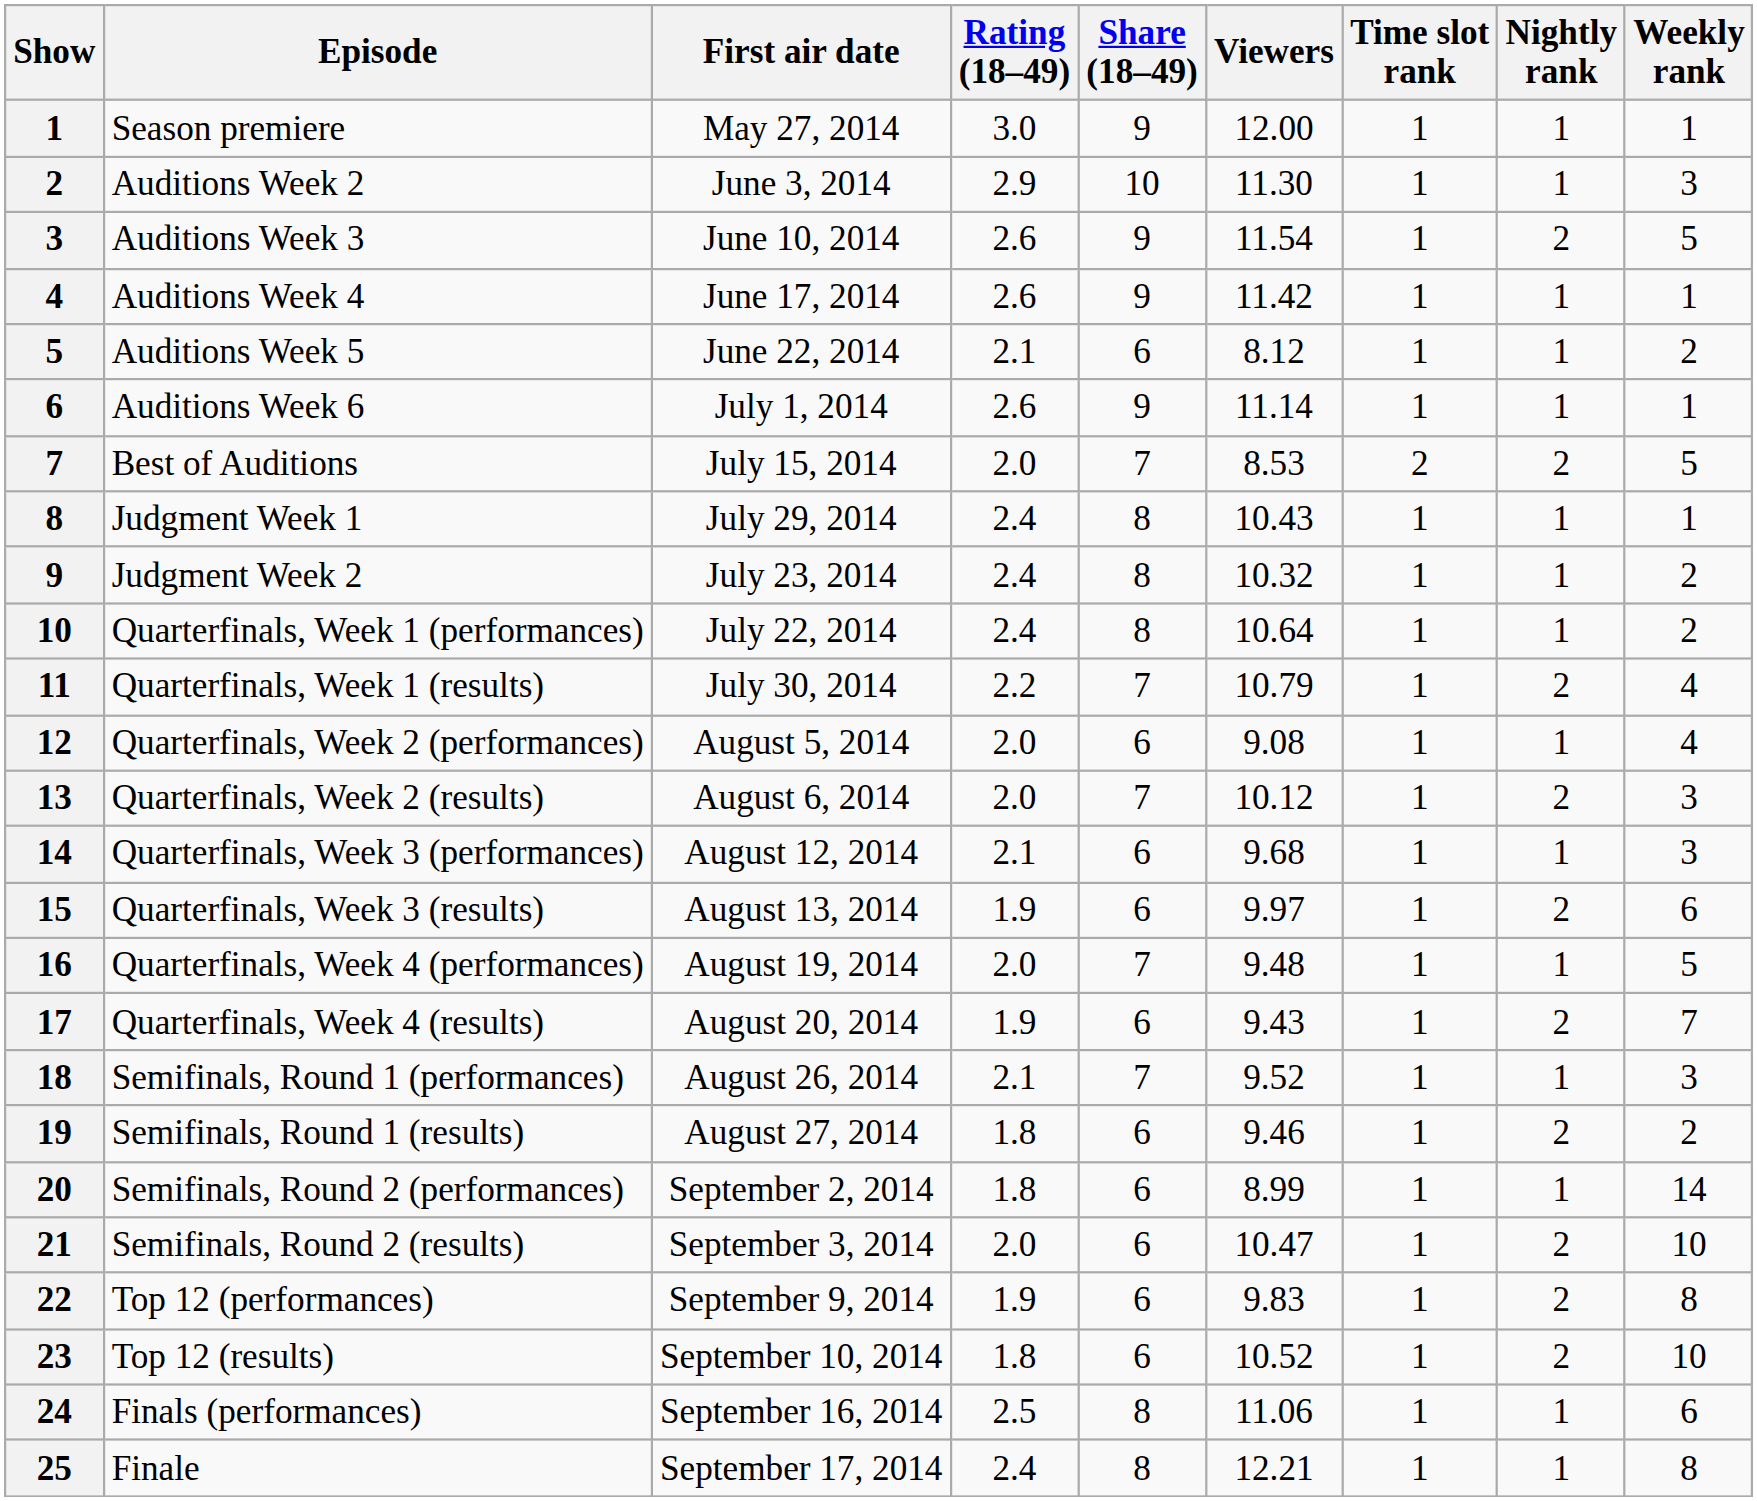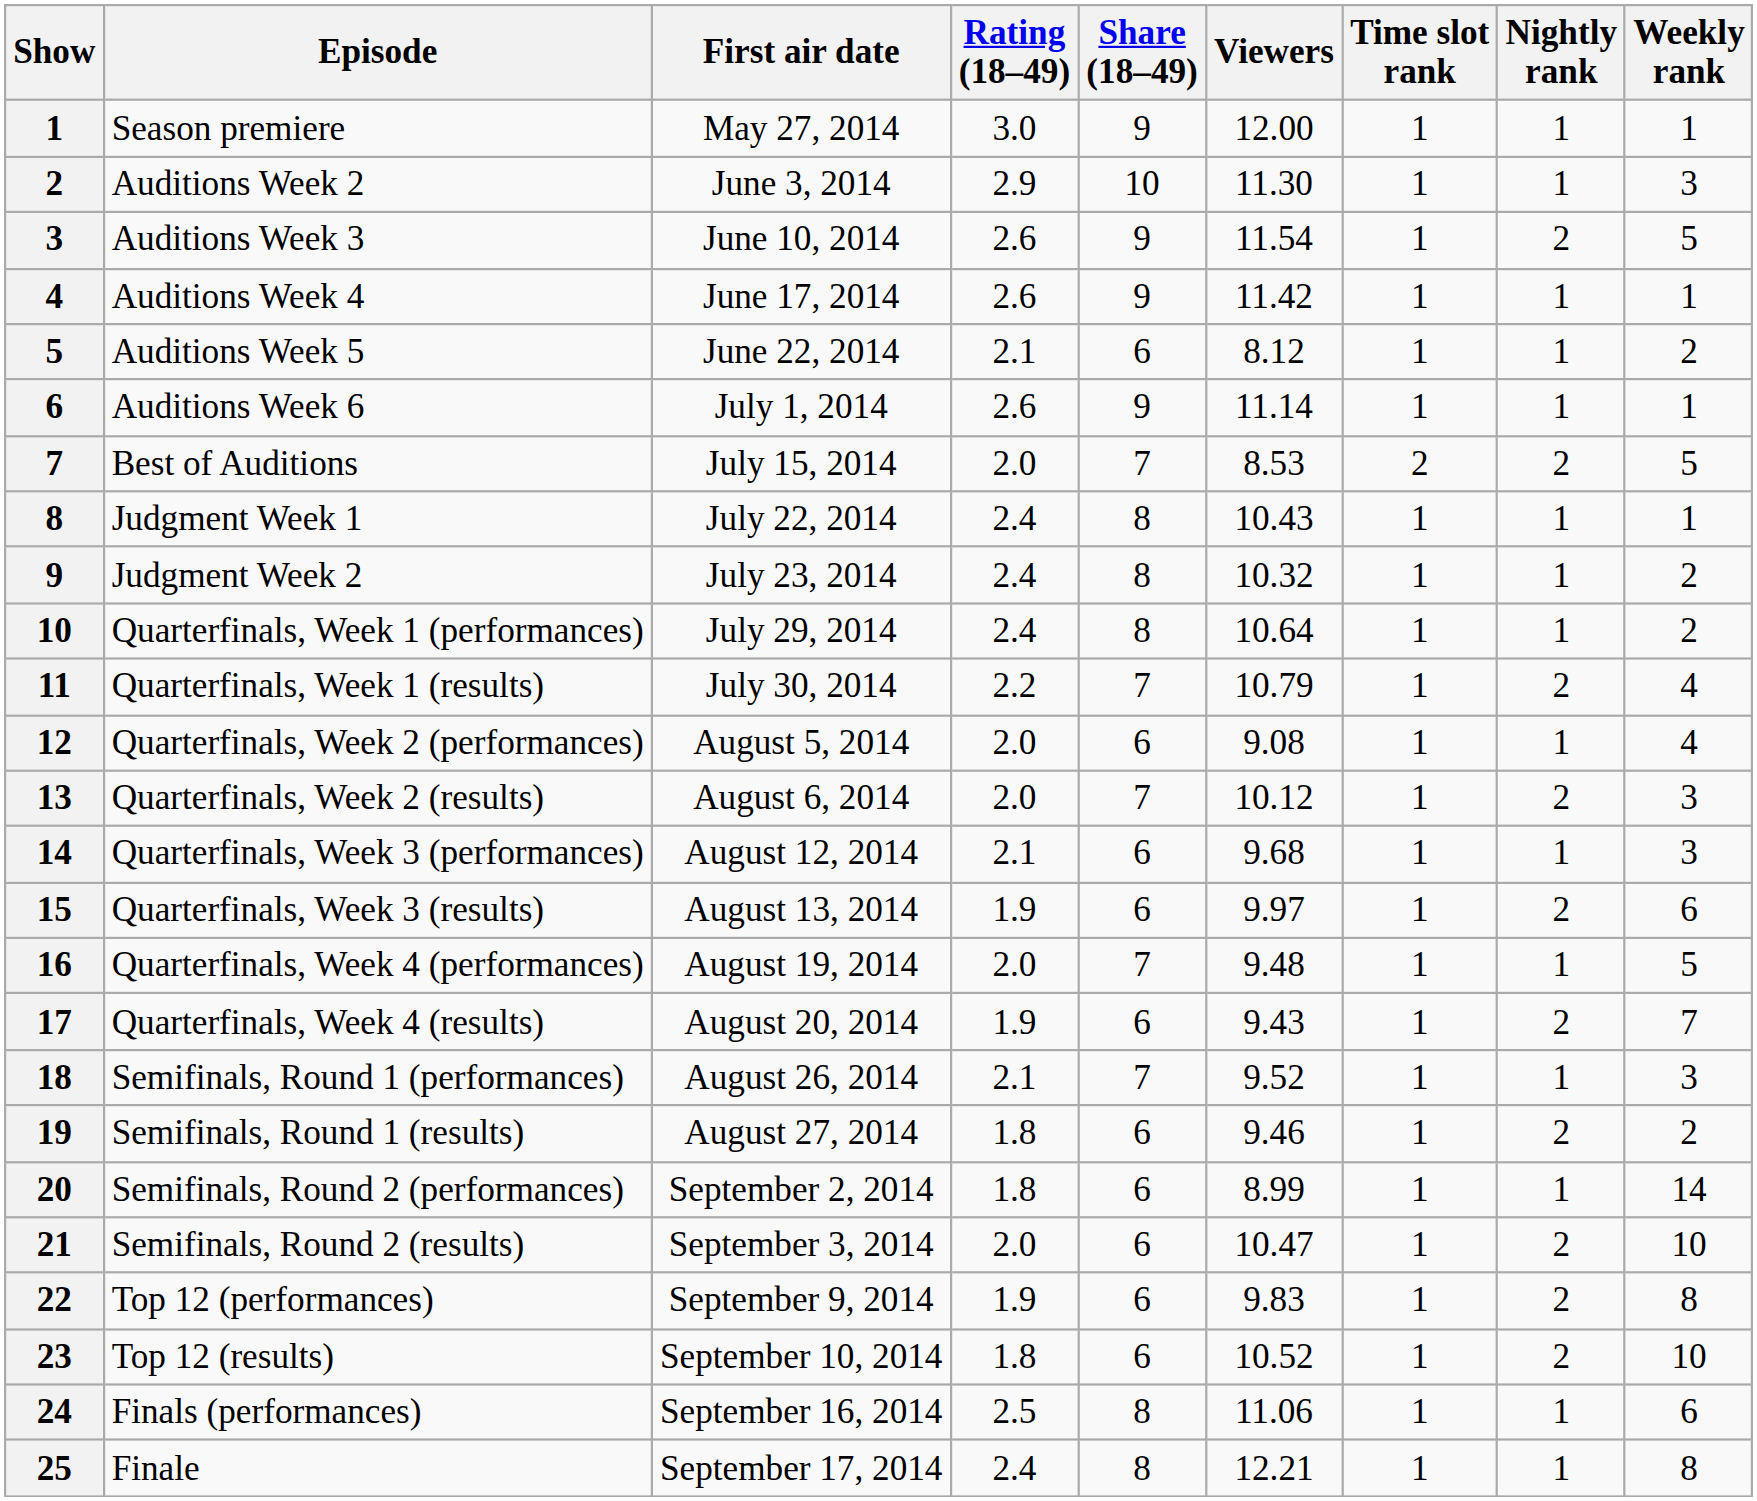(801, 518) July 29, 2014 -> (801, 518) July 22, 2014
(801, 630) July 22, 2014 -> (801, 630) July 29, 2014
